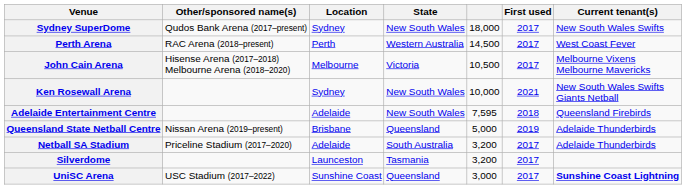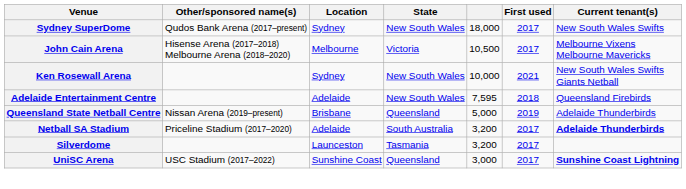- row: (83, 43)
(606, 144) normal -> (610, 129) bold
